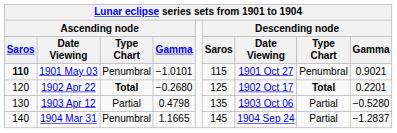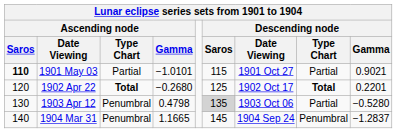(127, 71) Penumbral -> (127, 71) Partial
(324, 71) Penumbral -> (324, 71) Partial
(127, 103) Partial -> (127, 103) Penumbral
(219, 103) no background -> (219, 103) lightgrey background
(324, 119) Partial -> (324, 119) Penumbral
